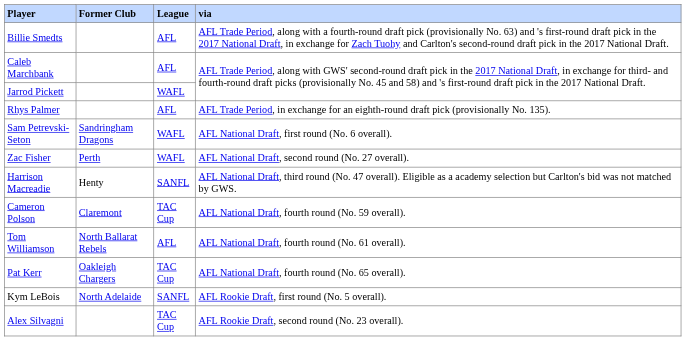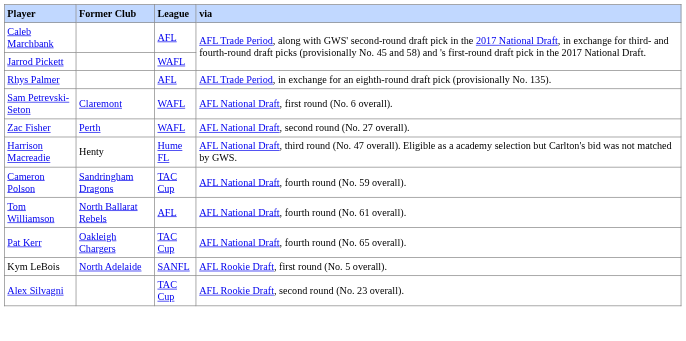- row: (35, 37)
(106, 134) Sandringham Dragons -> (101, 103) Claremont
(173, 182) SANFL -> (170, 152) Hume FL
(100, 212) Claremont -> (106, 182) Sandringham Dragons
